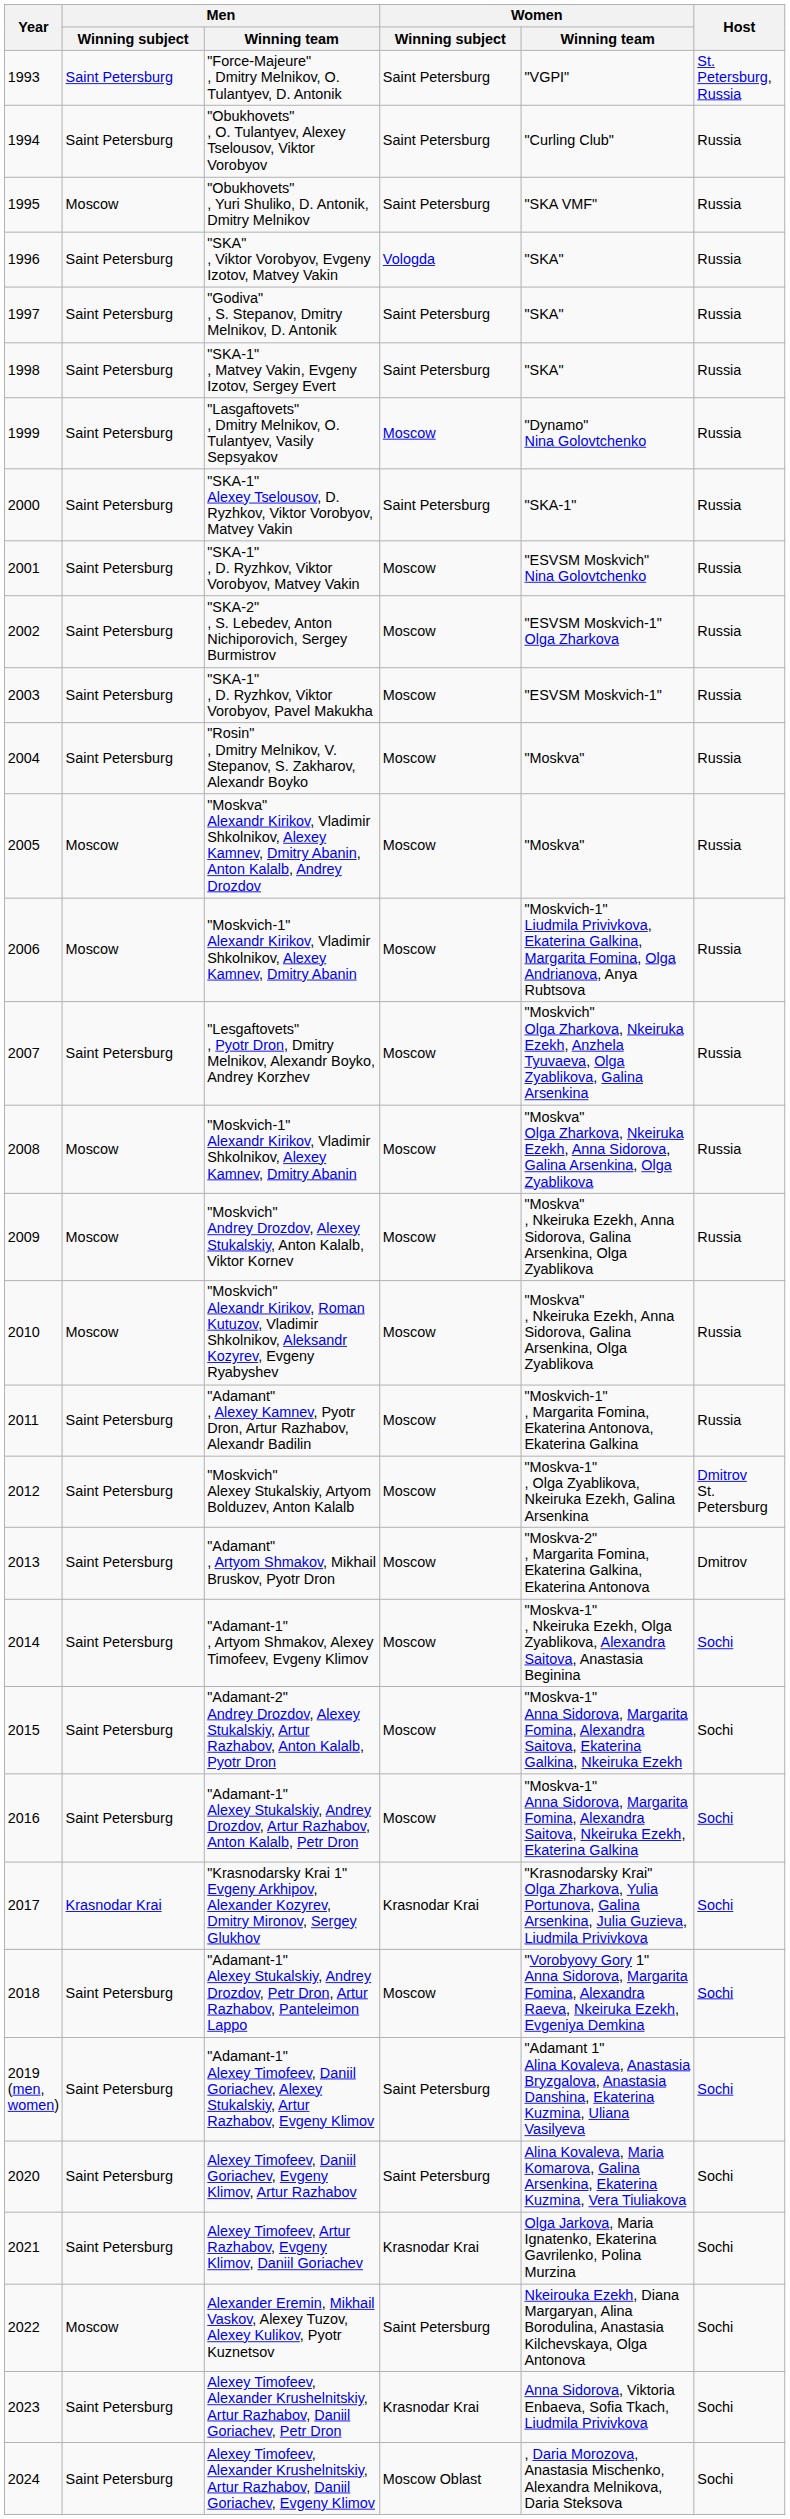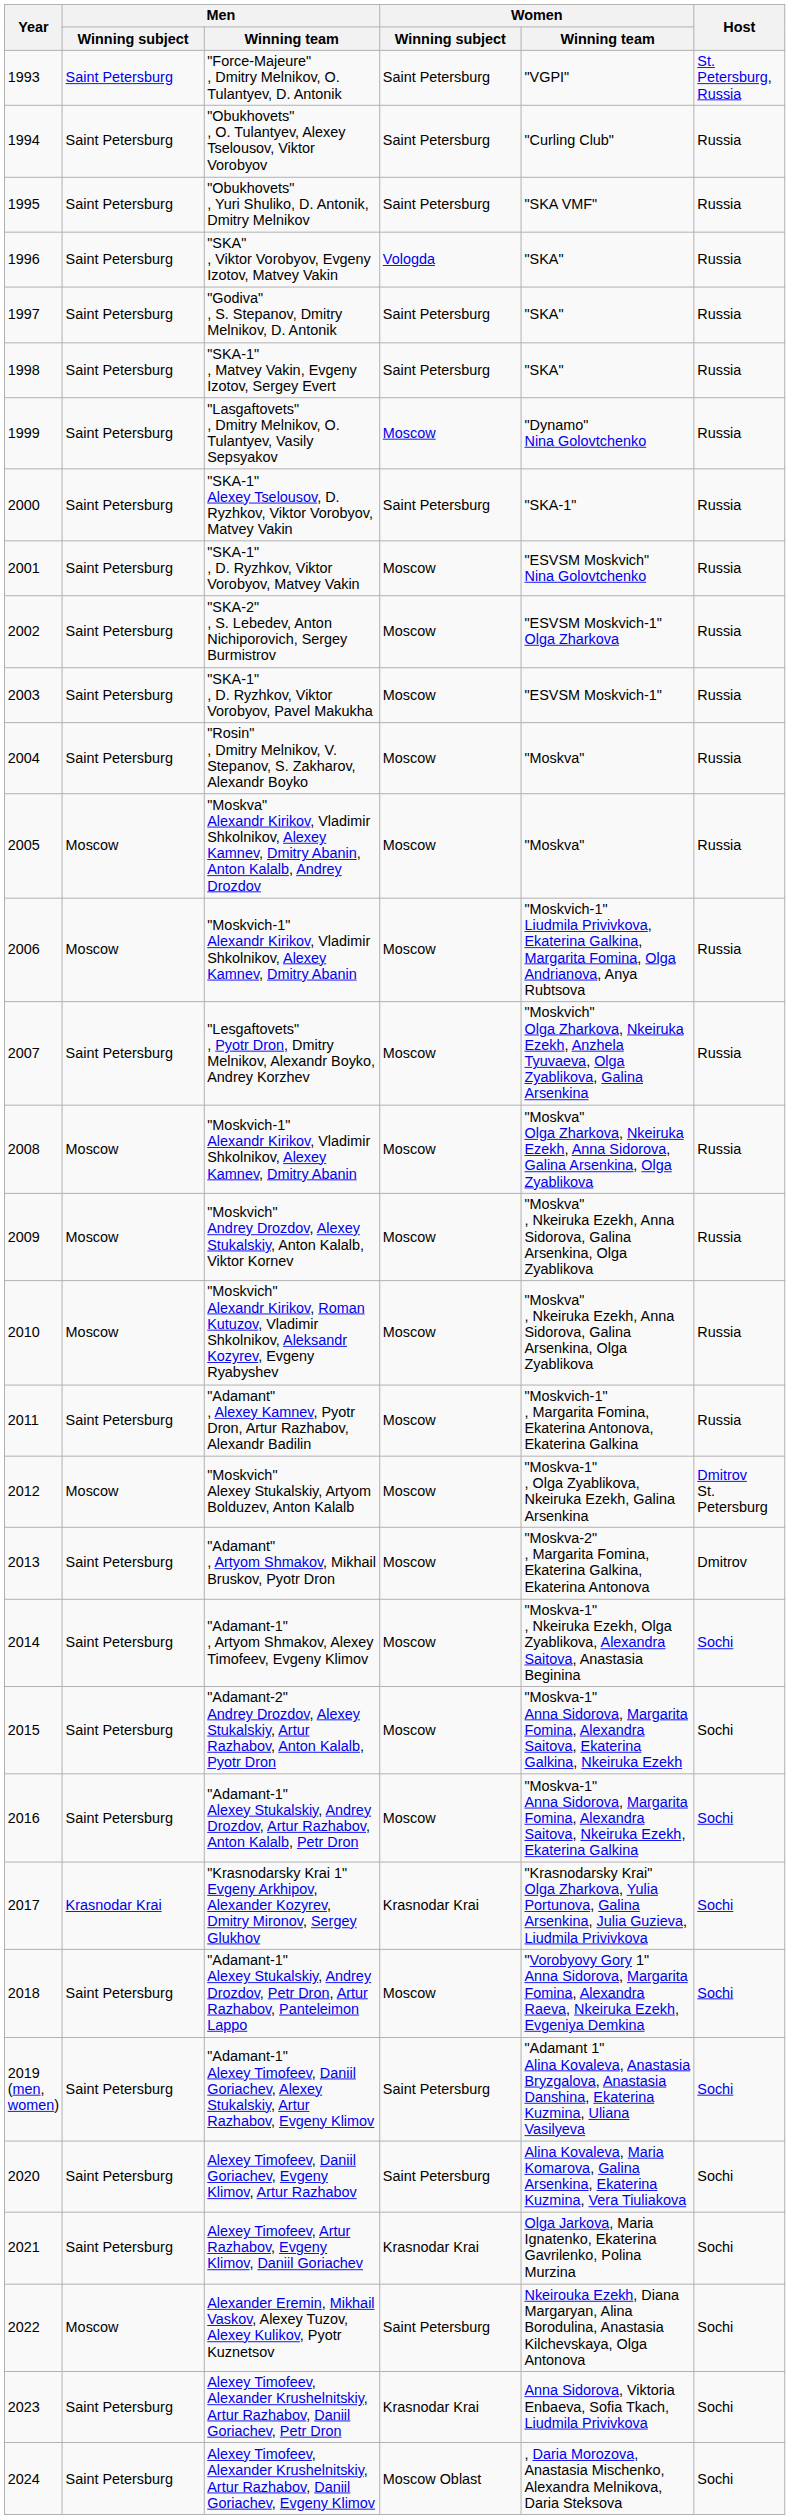(92, 204) Moscow -> (119, 204) Saint Petersburg
(119, 1491) Saint Petersburg -> (92, 1491) Moscow
